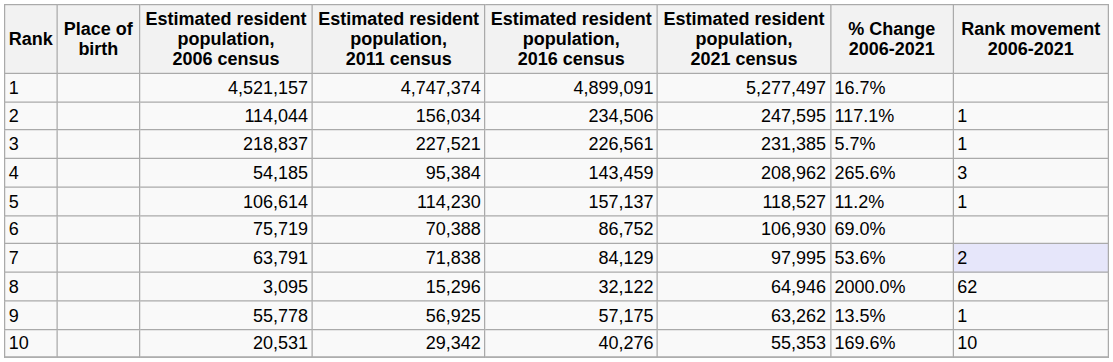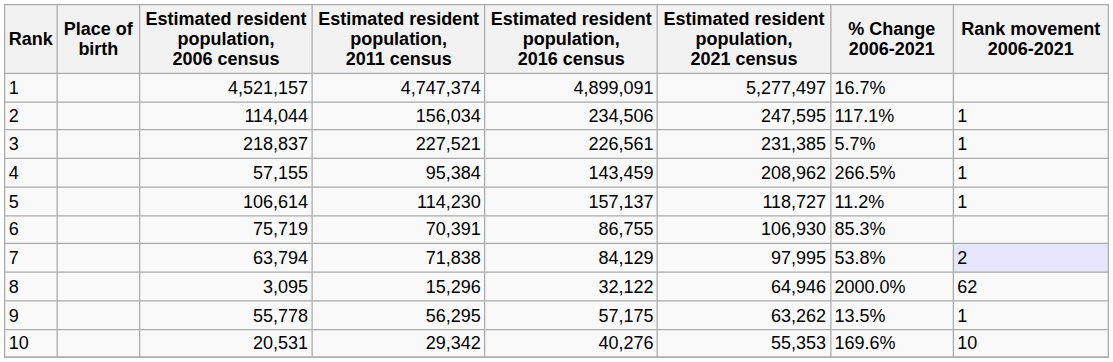(281, 173) 54,185 -> (281, 173) 57,155
(865, 173) 265.6% -> (865, 173) 266.5%
(962, 173) 3 -> (962, 173) 1
(794, 201) 118,527 -> (794, 201) 118,727
(453, 230) 70,388 -> (453, 230) 70,391
(626, 230) 86,752 -> (626, 230) 86,755
(860, 230) 69.0% -> (860, 230) 85.3%
(281, 258) 63,791 -> (281, 258) 63,794
(860, 258) 53.6% -> (860, 258) 53.8%
(453, 315) 56,925 -> (453, 315) 56,295
